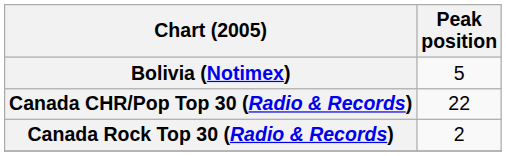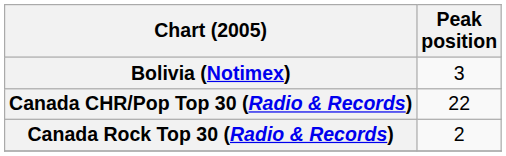(459, 72) 5 -> (459, 72) 3
